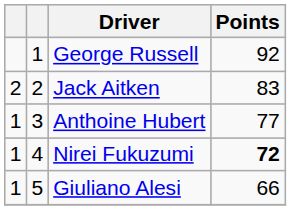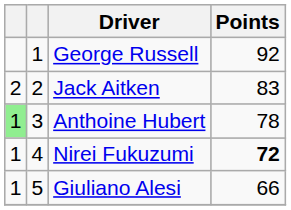(16, 121) no background -> (16, 121) lightgreen background
(268, 121) 77 -> (268, 121) 78
